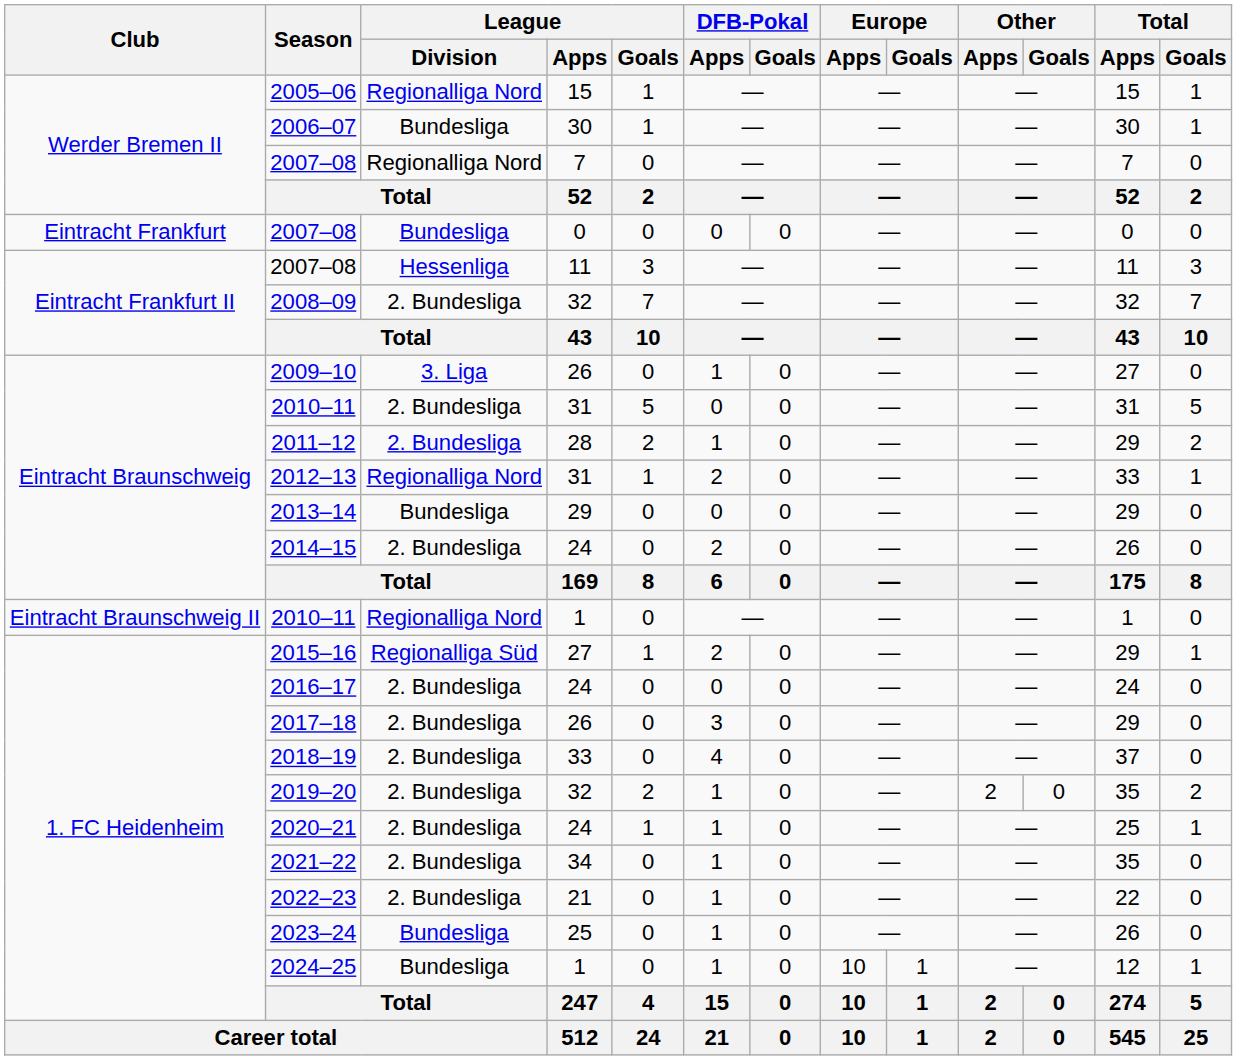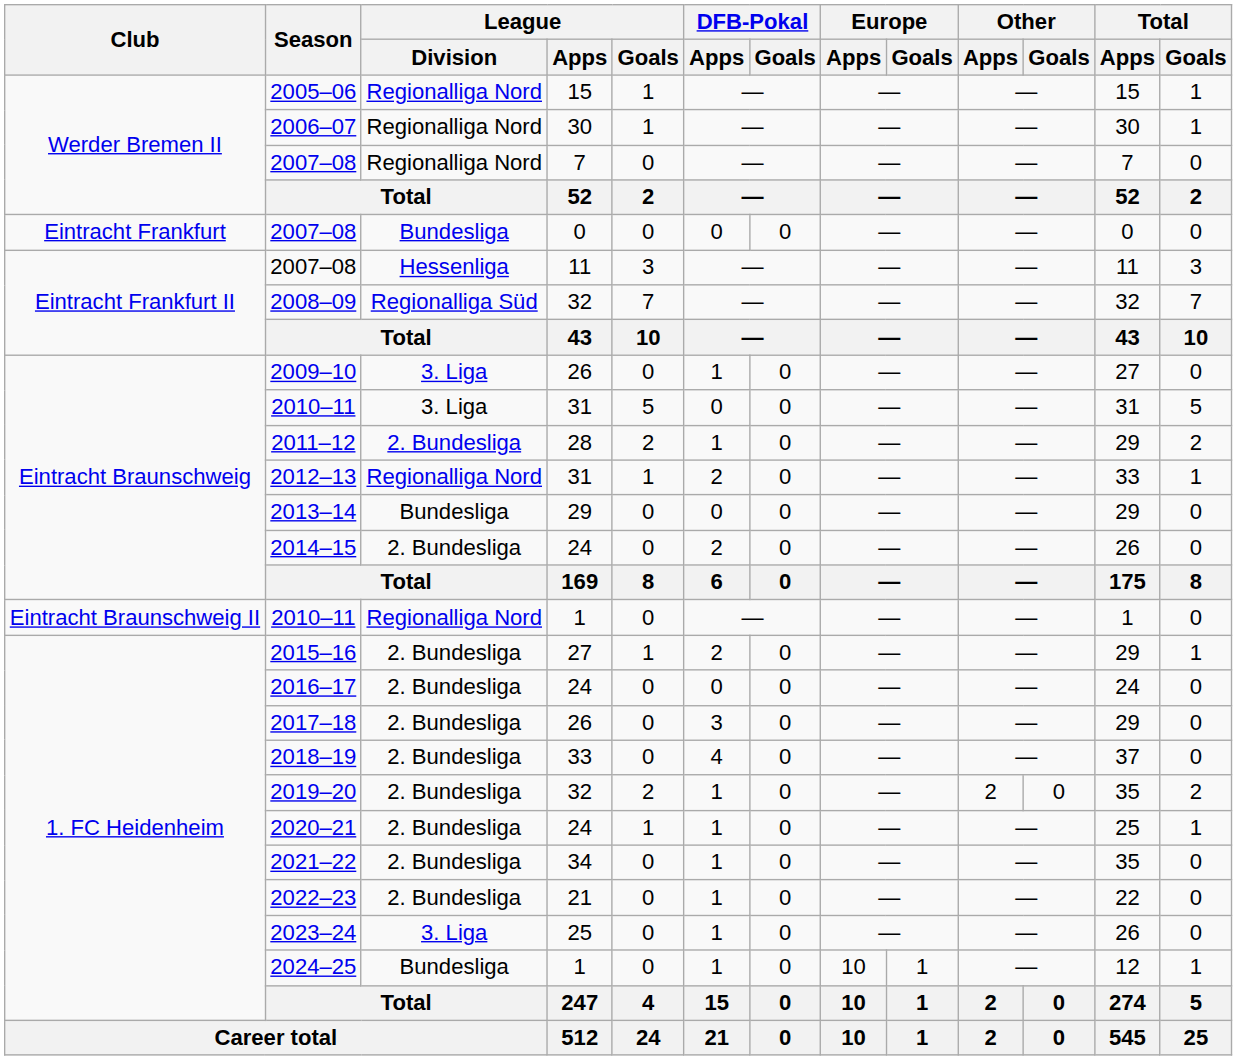(454, 127) Bundesliga -> (454, 127) Regionalliga Nord
(454, 302) 2. Bundesliga -> (454, 302) Regionalliga Süd
(454, 407) 2. Bundesliga -> (454, 407) 3. Liga
(454, 652) Regionalliga Süd -> (454, 652) 2. Bundesliga
(454, 932) Bundesliga -> (454, 932) 3. Liga
